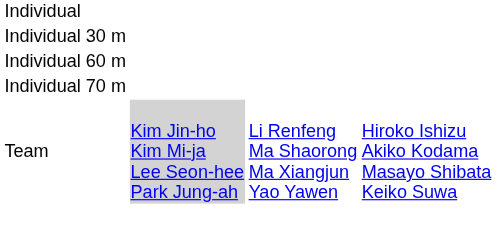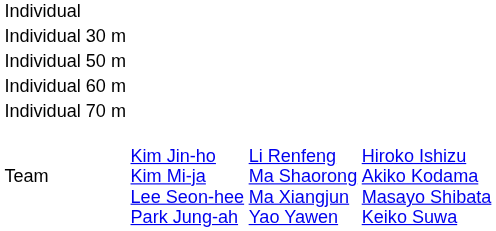+ row: (65, 61)
(187, 161) lightgrey background -> (187, 186) no background
